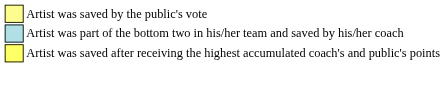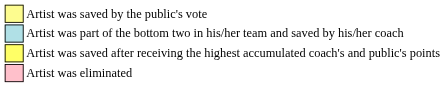+ row: (79, 73)
